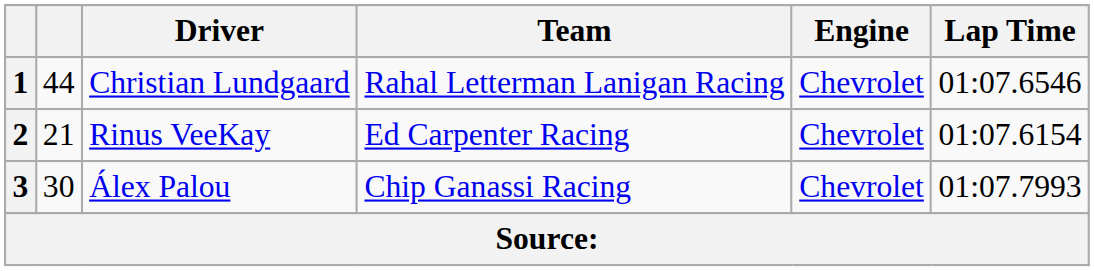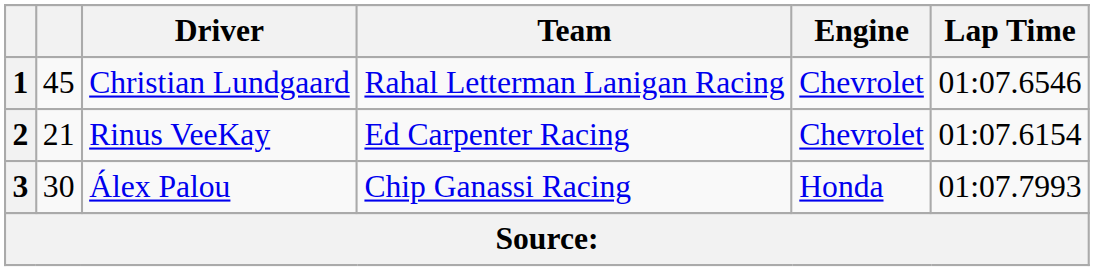(59, 82) 44 -> (59, 82) 45
(862, 187) Chevrolet -> (841, 187) Honda
